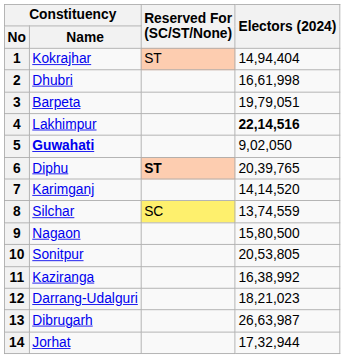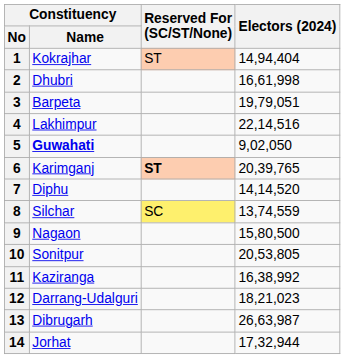(269, 124) bold -> (269, 124) normal
(50, 168) Diphu -> (63, 168) Karimganj
(63, 189) Karimganj -> (50, 189) Diphu
